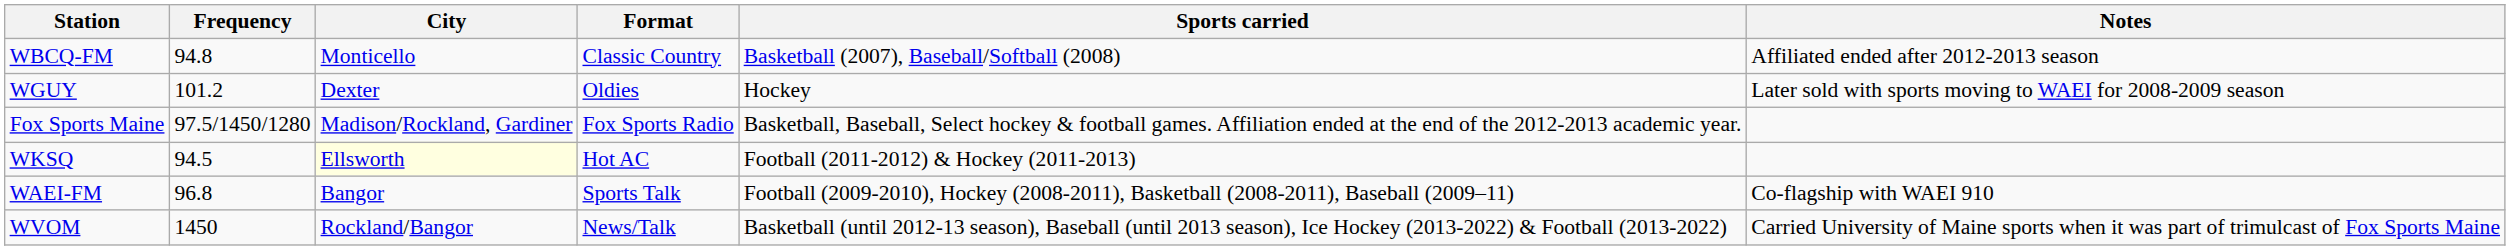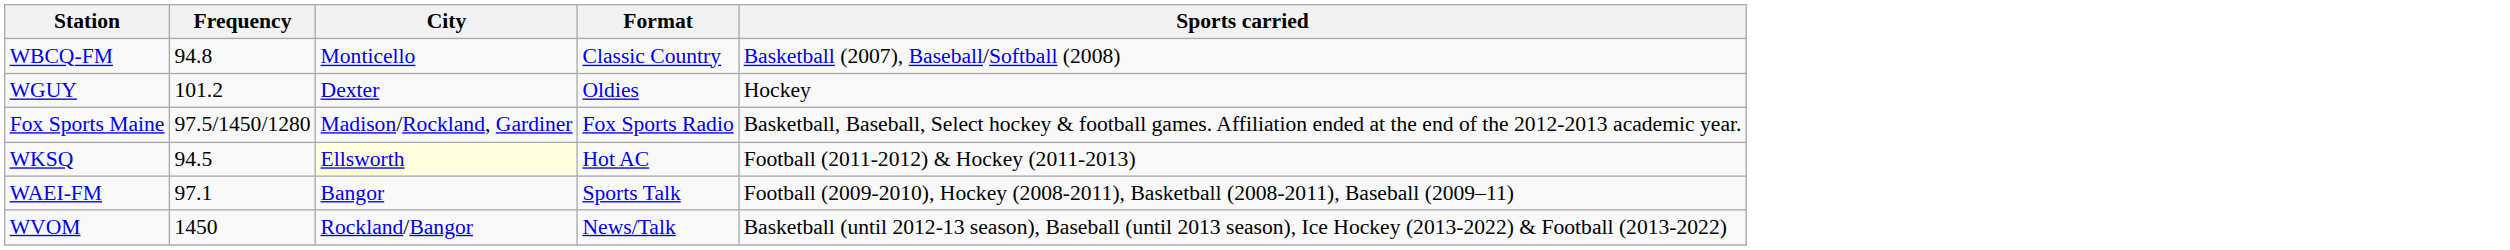- column: (2126, 21)
(193, 192) 96.8 -> (193, 192) 97.1
